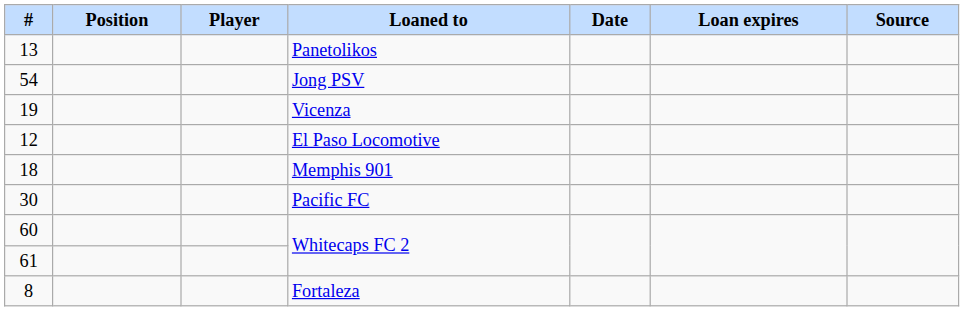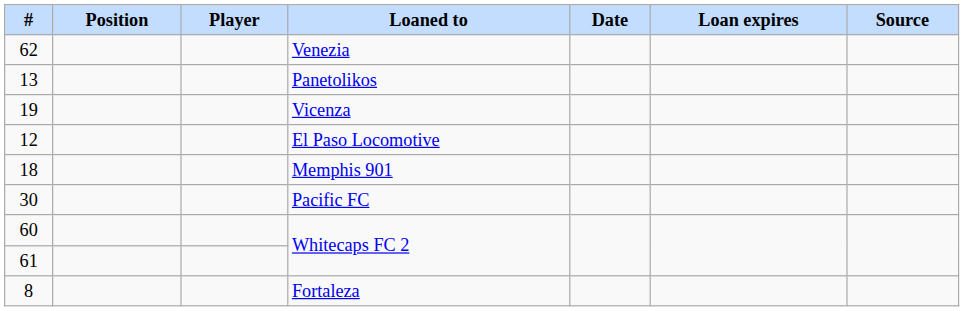+ row: (29, 49)
- row: (29, 79)
